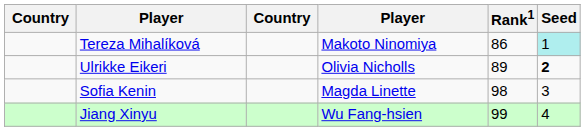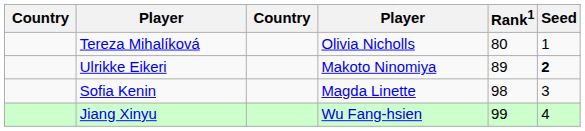(379, 43) Makoto Ninomiya -> (368, 43) Olivia Nicholls
(499, 43) 86 -> (499, 43) 80
(545, 43) paleturquoise background -> (545, 43) no background
(368, 67) Olivia Nicholls -> (379, 67) Makoto Ninomiya
